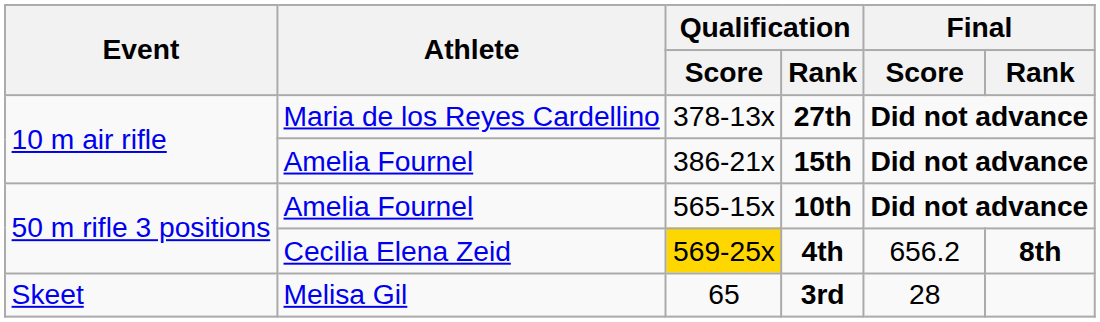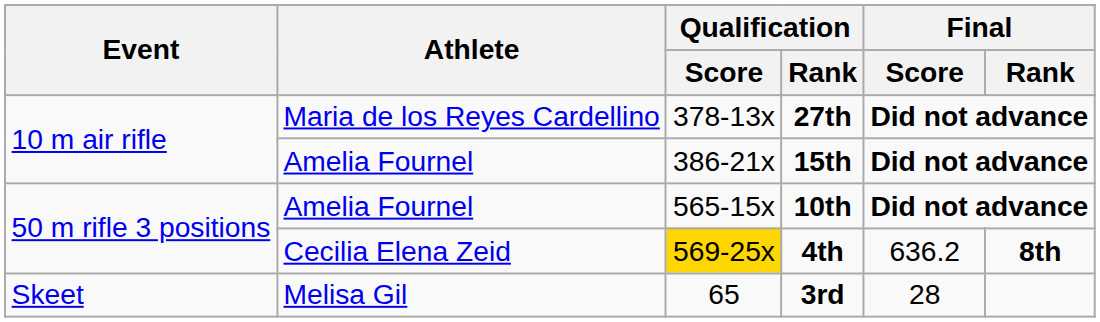(925, 251) 656.2 -> (925, 251) 636.2
